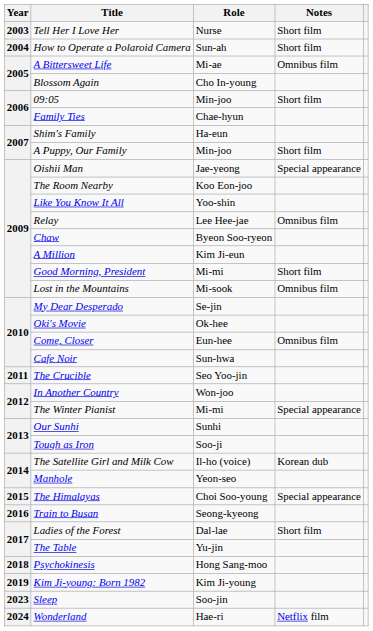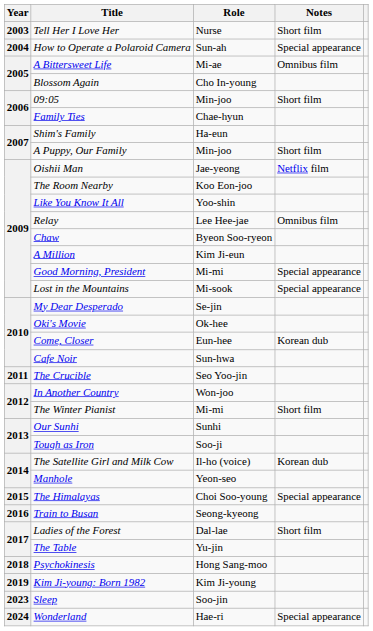(299, 47) Short film -> (319, 47) Special appearance
(319, 168) Special appearance -> (303, 168) Netflix film
(299, 271) Short film -> (319, 271) Special appearance
(308, 289) Omnibus film -> (319, 289) Special appearance
(308, 340) Omnibus film -> (303, 340) Korean dub
(319, 409) Special appearance -> (299, 409) Short film
(303, 617) Netflix film -> (319, 617) Special appearance
